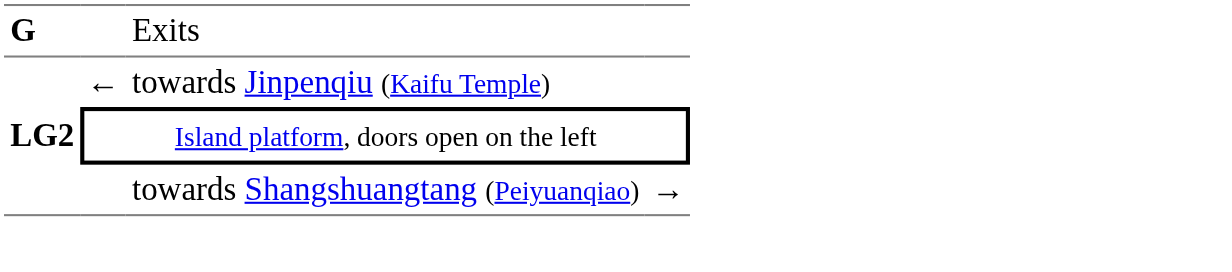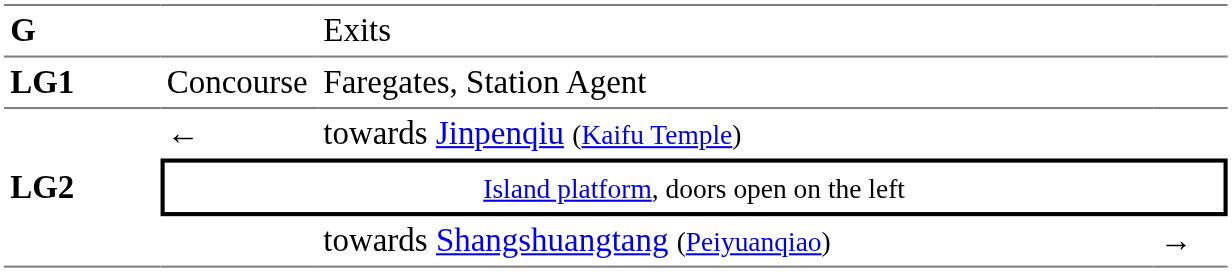+ row: (237, 81)
